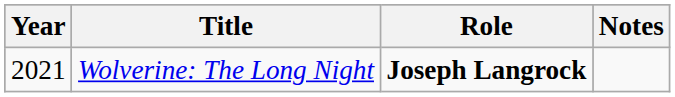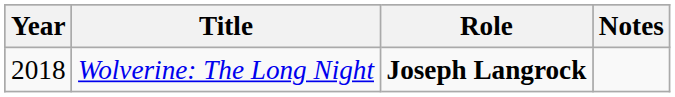(38, 69) 2021 -> (38, 69) 2018
